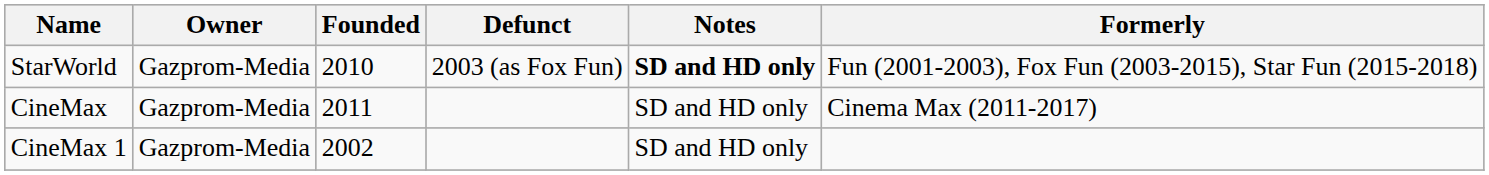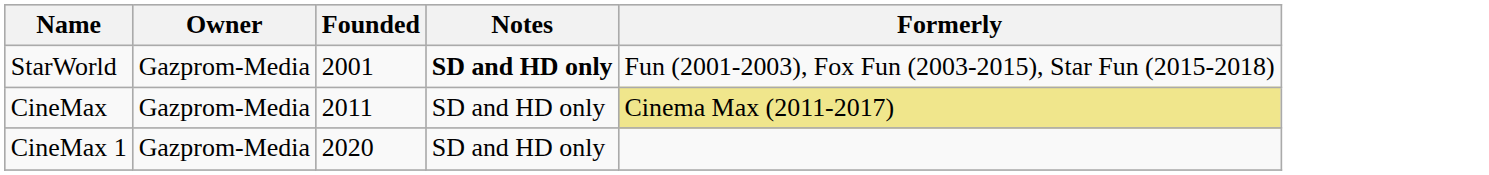- column: (527, 25)
(348, 66) 2010 -> (348, 66) 2001
(962, 107) no background -> (759, 107) khaki background
(348, 148) 2002 -> (348, 148) 2020
